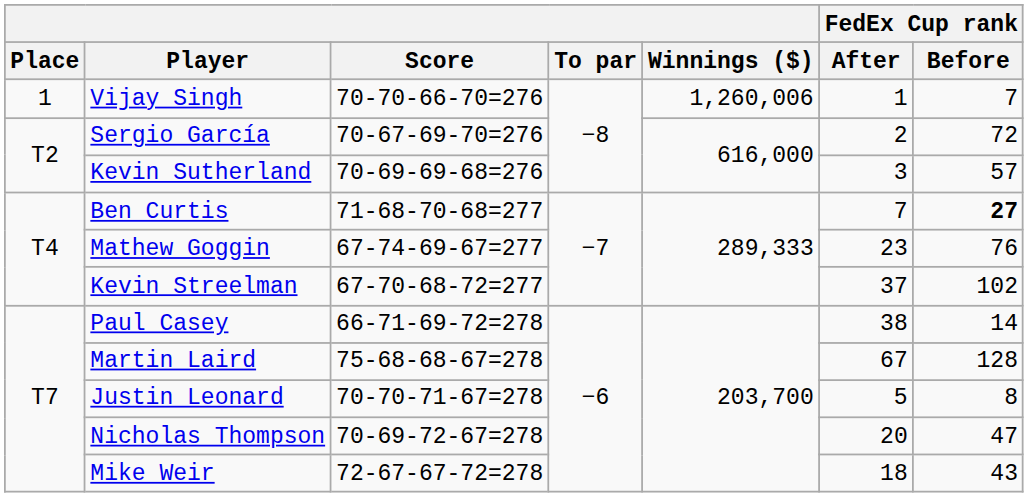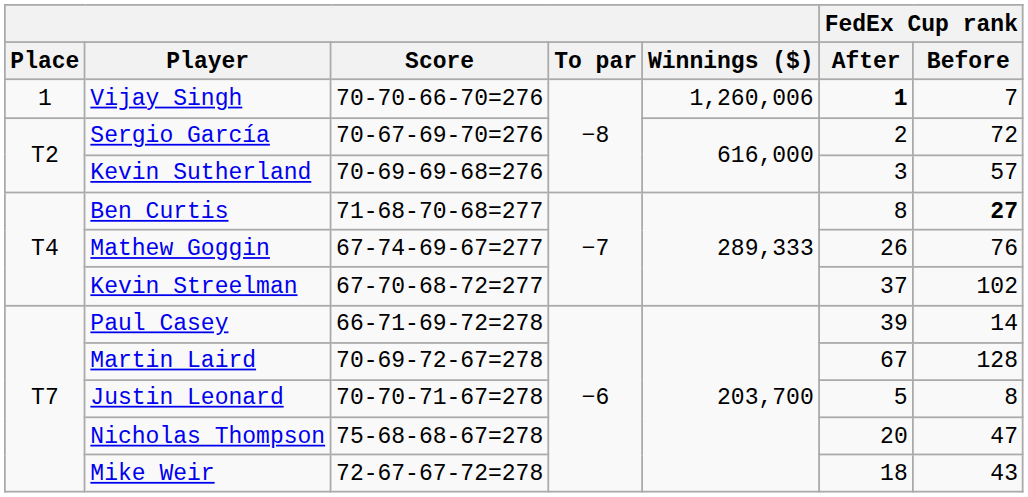(901, 99) normal -> (901, 99) bold
(901, 211) 7 -> (901, 211) 8
(894, 249) 23 -> (894, 249) 26
(894, 324) 38 -> (894, 324) 39
(440, 361) 75-68-68-67=278 -> (440, 361) 70-69-72-67=278
(440, 436) 70-69-72-67=278 -> (440, 436) 75-68-68-67=278
